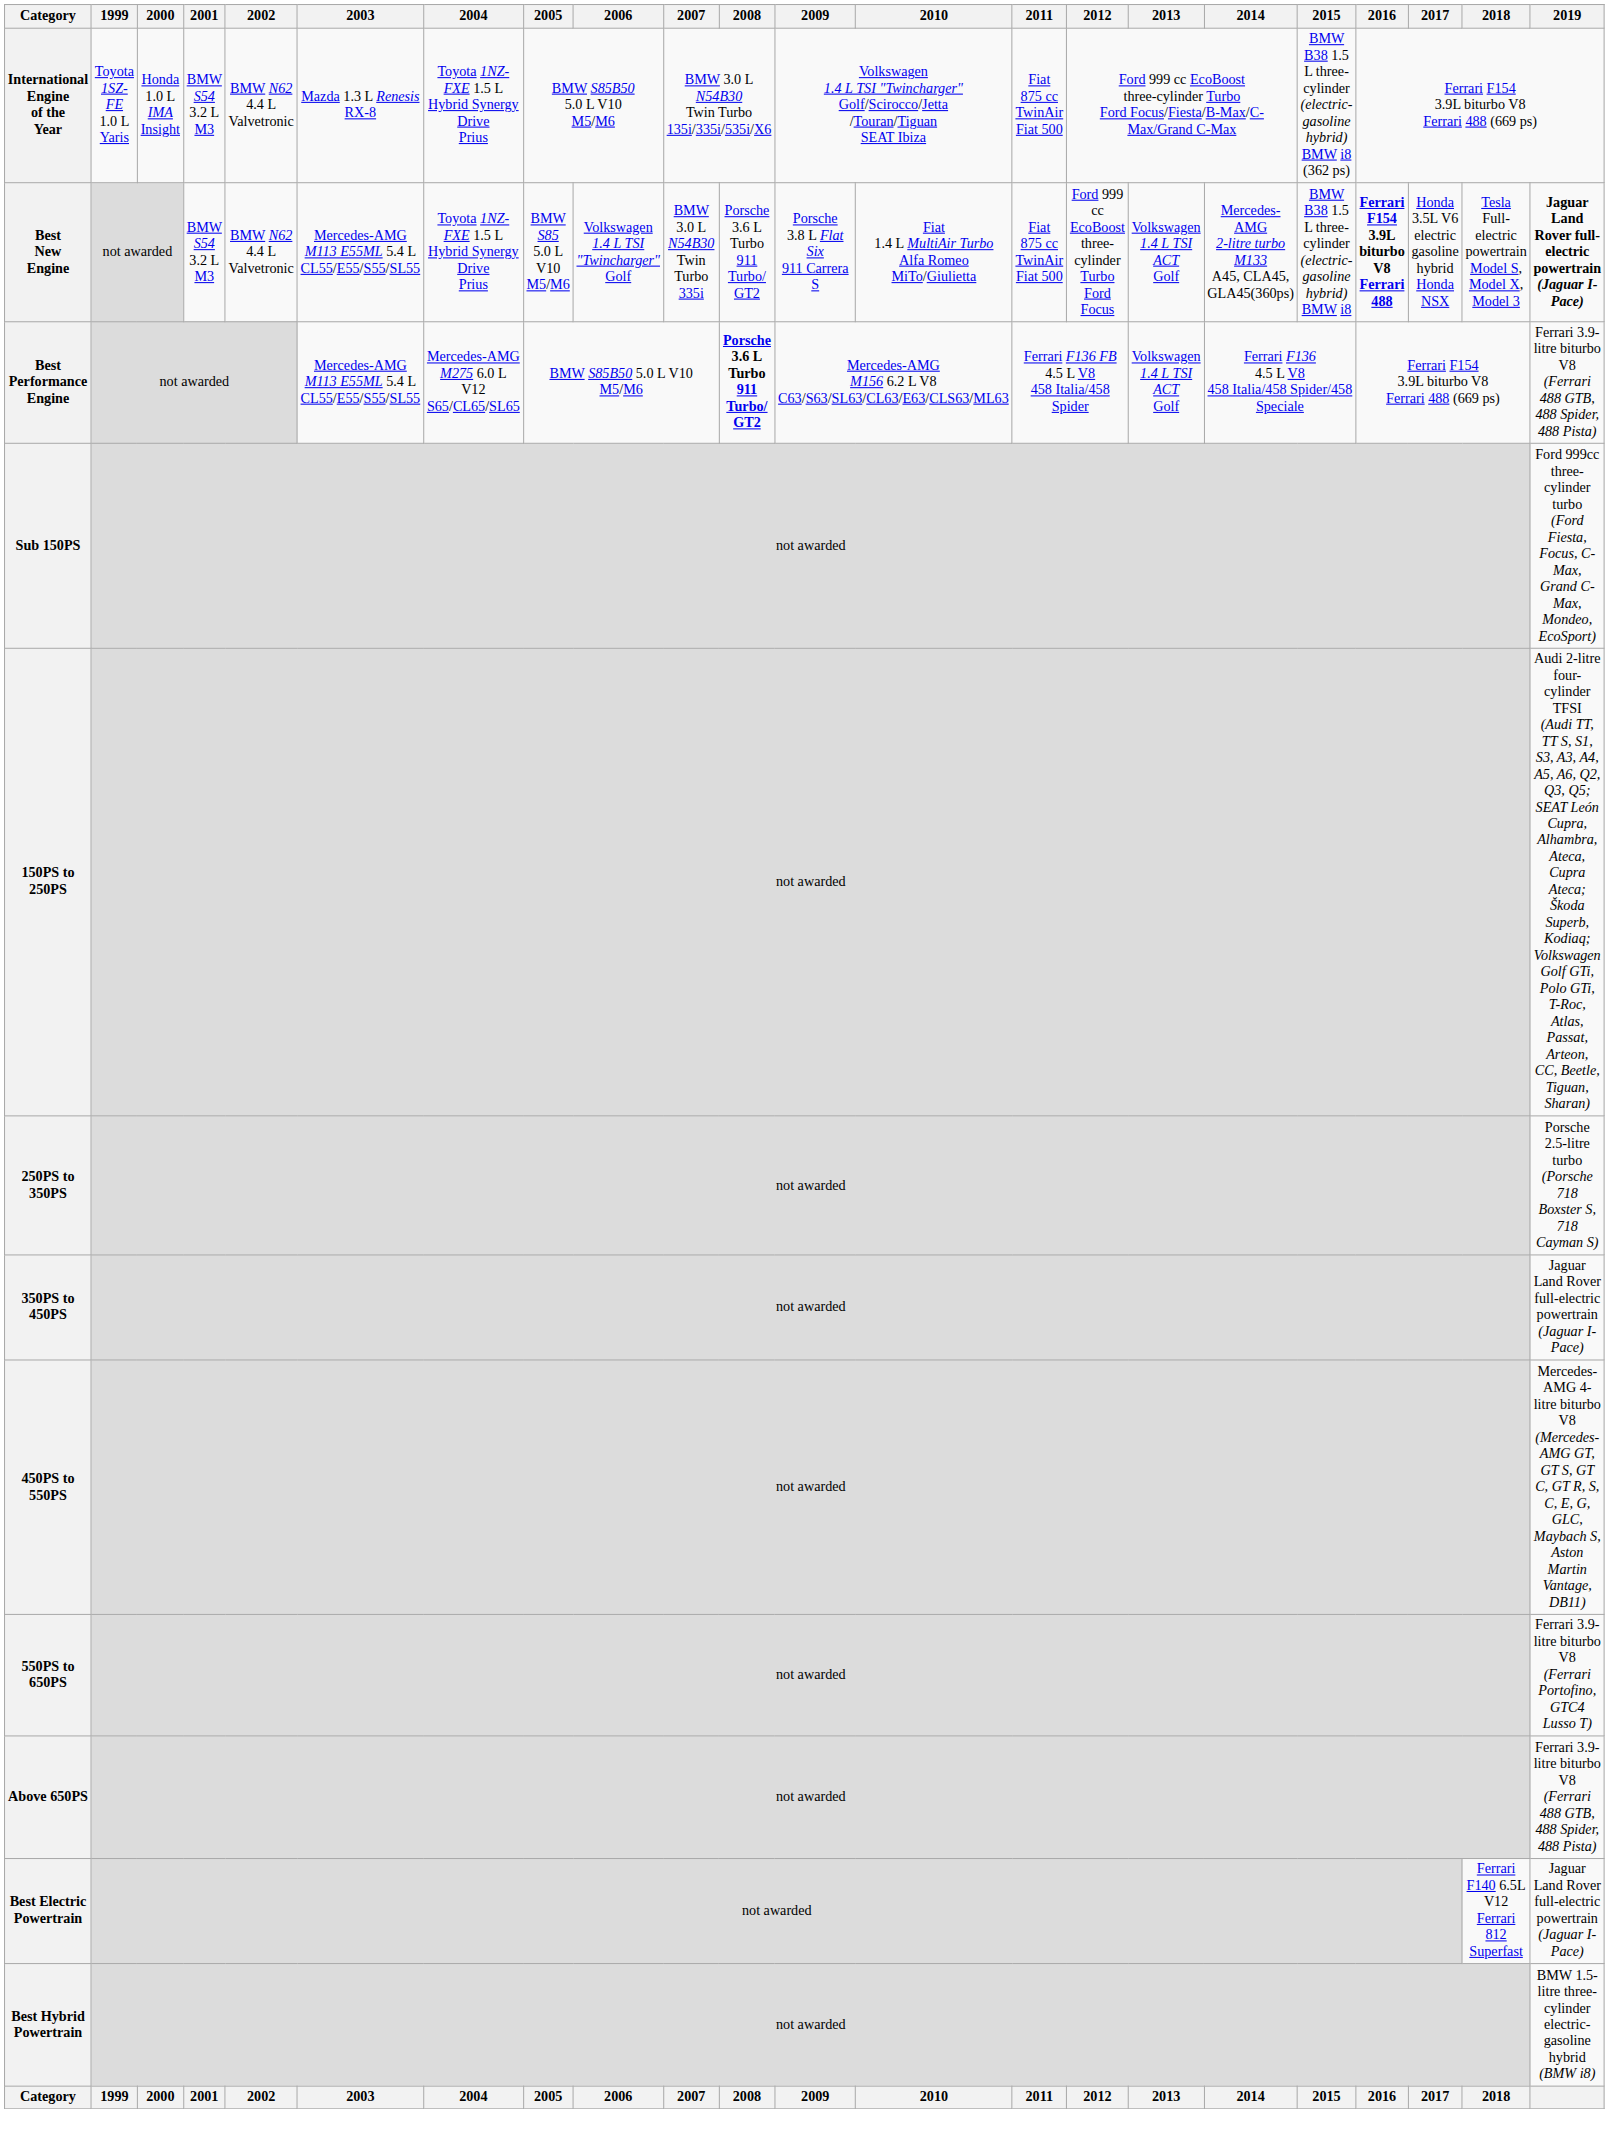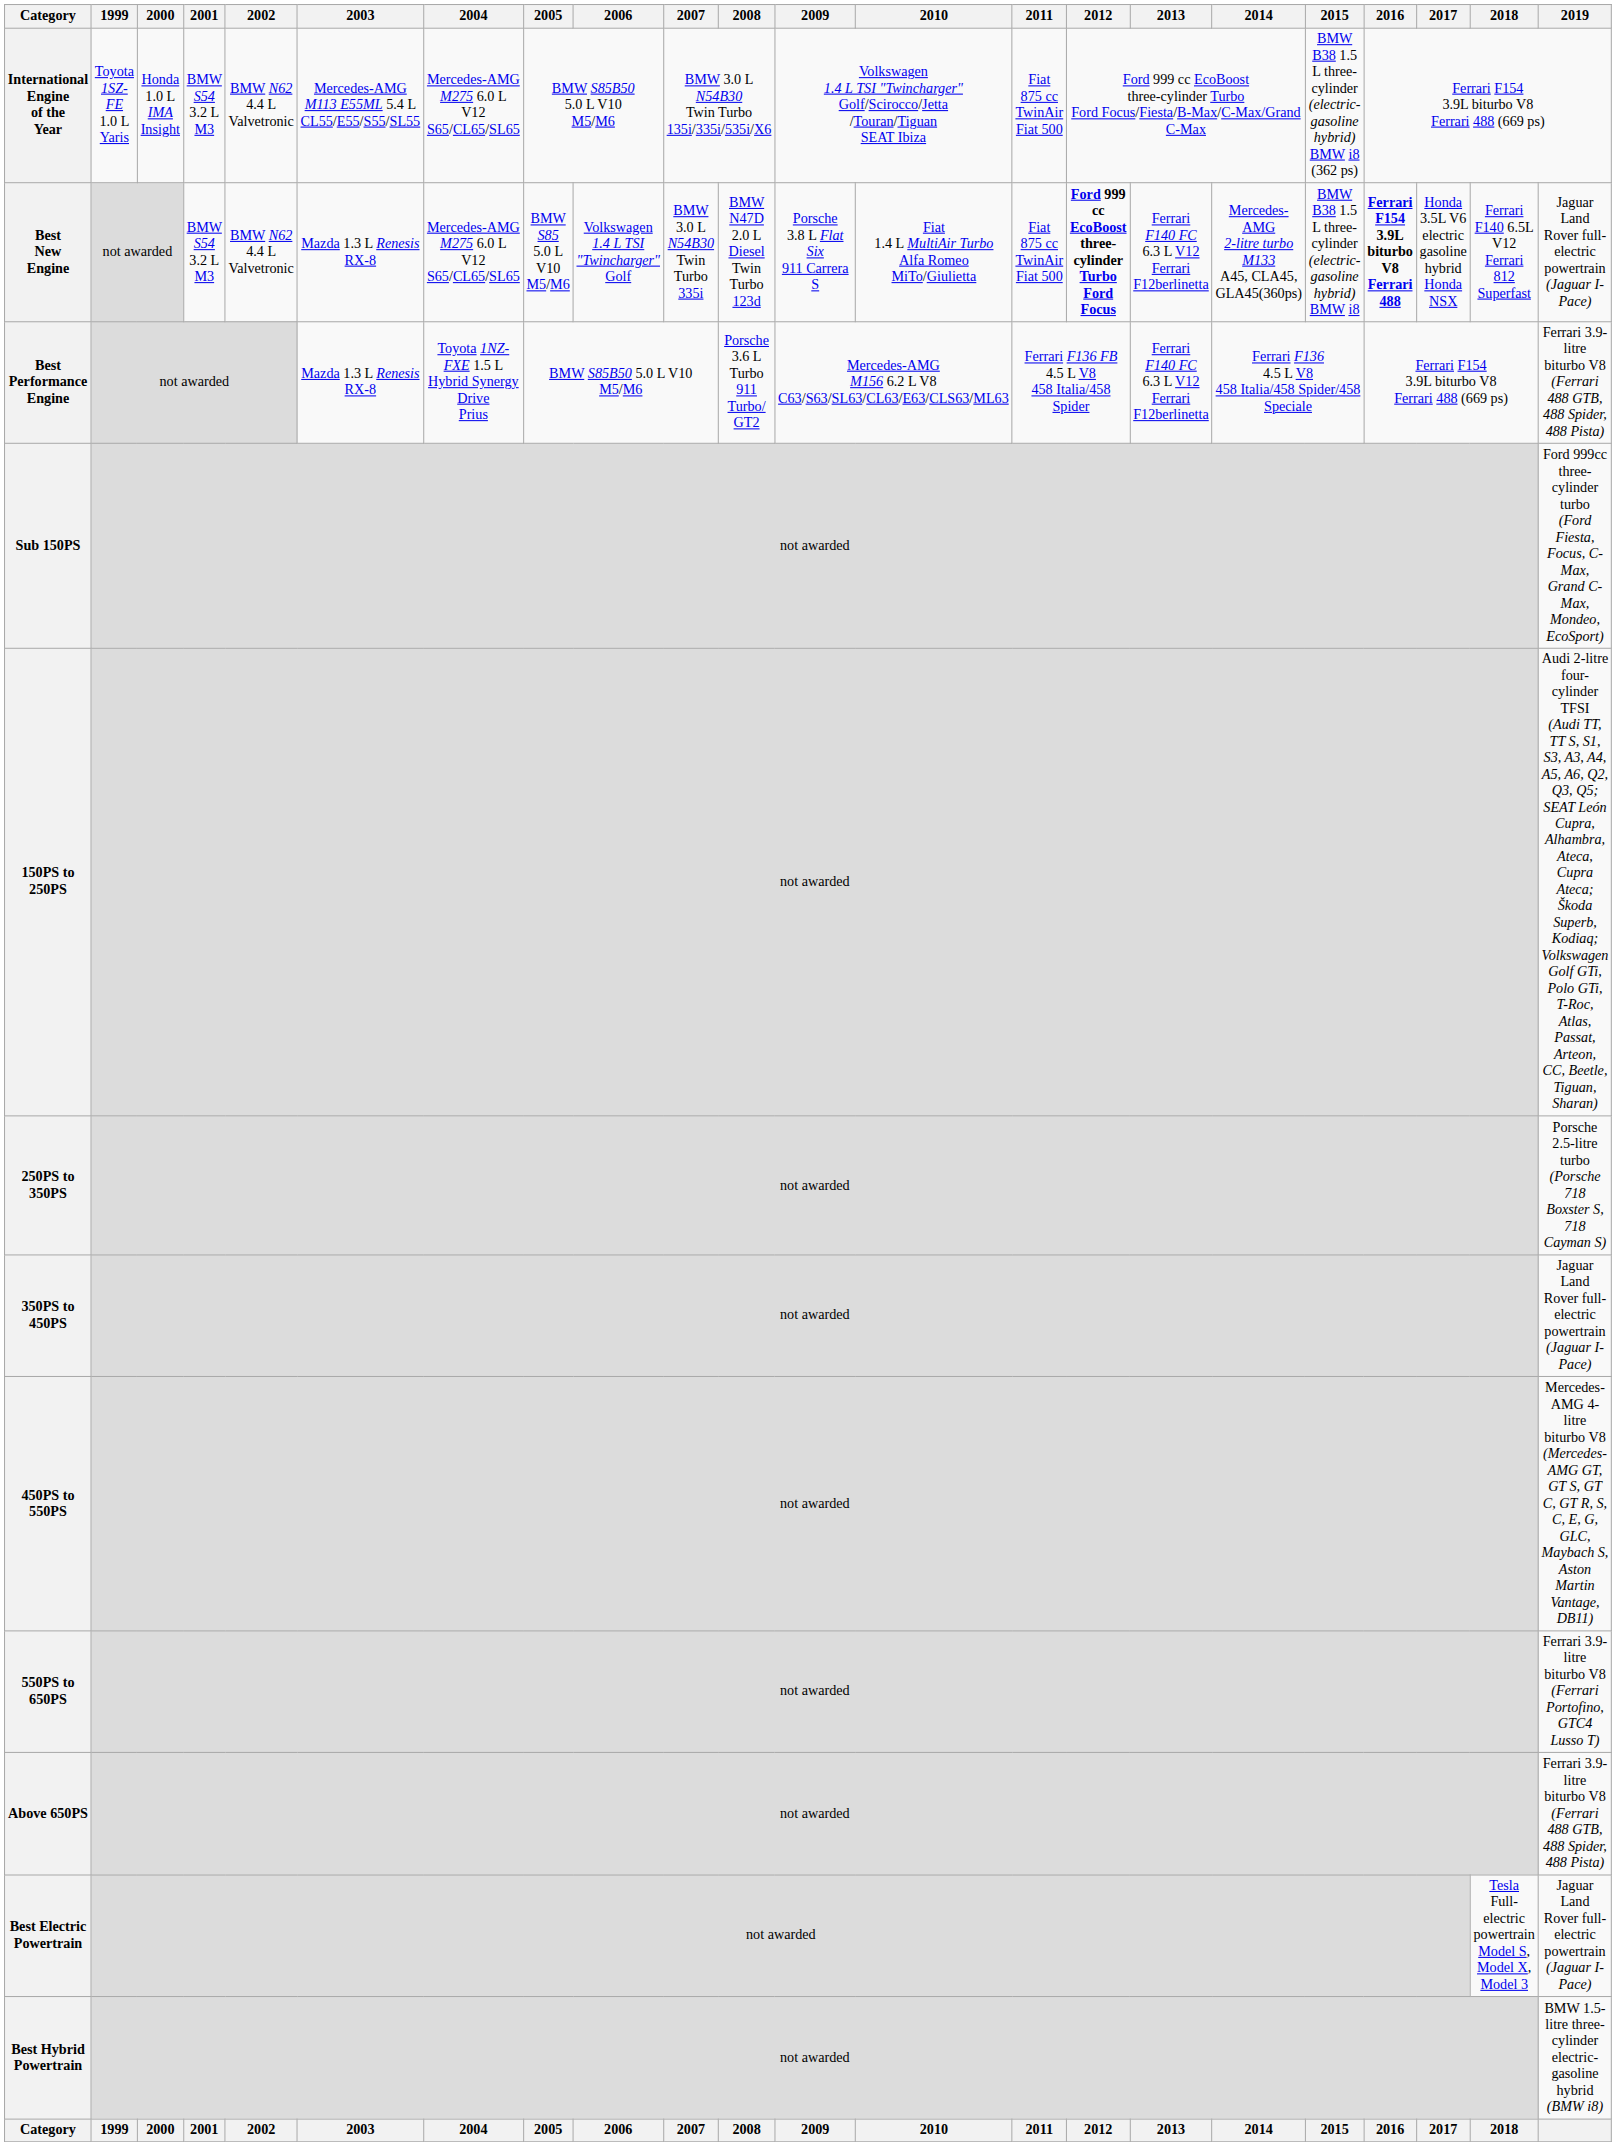(360, 104) Mazda 1.3 L Renesis RX-8 -> (360, 104) Mercedes-AMG M113 E55ML 5.4 L CL55/E55/S55/SL55
(473, 104) Toyota 1NZ-FXE 1.5 L Hybrid Synergy Drive Prius -> (473, 104) Mercedes-AMG M275 6.0 L V12 S65/CL65/SL65
(360, 251) Mercedes-AMG M113 E55ML 5.4 L CL55/E55/S55/SL55 -> (360, 251) Mazda 1.3 L Renesis RX-8
(473, 251) Toyota 1NZ-FXE 1.5 L Hybrid Synergy Drive Prius -> (473, 251) Mercedes-AMG M275 6.0 L V12 S65/CL65/SL65
(747, 251) Porsche 3.6 L Turbo 911 Turbo/ GT2 -> (747, 251) BMW N47D 2.0 L Diesel Twin Turbo 123d
(1097, 251) normal -> (1098, 251) bold
(1166, 251) Volkswagen 1.4 L TSI ACT Golf -> (1171, 251) Ferrari F140 FC 6.3 L V12 Ferrari F12berlinetta
(1496, 251) Tesla Full-electric powertrain Model S, Model X, Model 3 -> (1504, 251) Ferrari F140 6.5L V12 Ferrari 812 Superfast
(1567, 251) bold -> (1575, 251) normal
(360, 382) Mercedes-AMG M113 E55ML 5.4 L CL55/E55/S55/SL55 -> (360, 382) Mazda 1.3 L Renesis RX-8
(473, 382) Mercedes-AMG M275 6.0 L V12 S65/CL65/SL65 -> (473, 382) Toyota 1NZ-FXE 1.5 L Hybrid Synergy Drive Prius
(747, 382) bold -> (747, 382) normal
(1166, 382) Volkswagen 1.4 L TSI ACT Golf -> (1171, 382) Ferrari F140 FC 6.3 L V12 Ferrari F12berlinetta
(1496, 1910) Ferrari F140 6.5L V12 Ferrari 812 Superfast -> (1504, 1935) Tesla Full-electric powertrain Model S, Model X, Model 3
